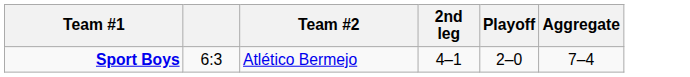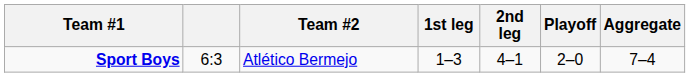+ column: (449, 25)
